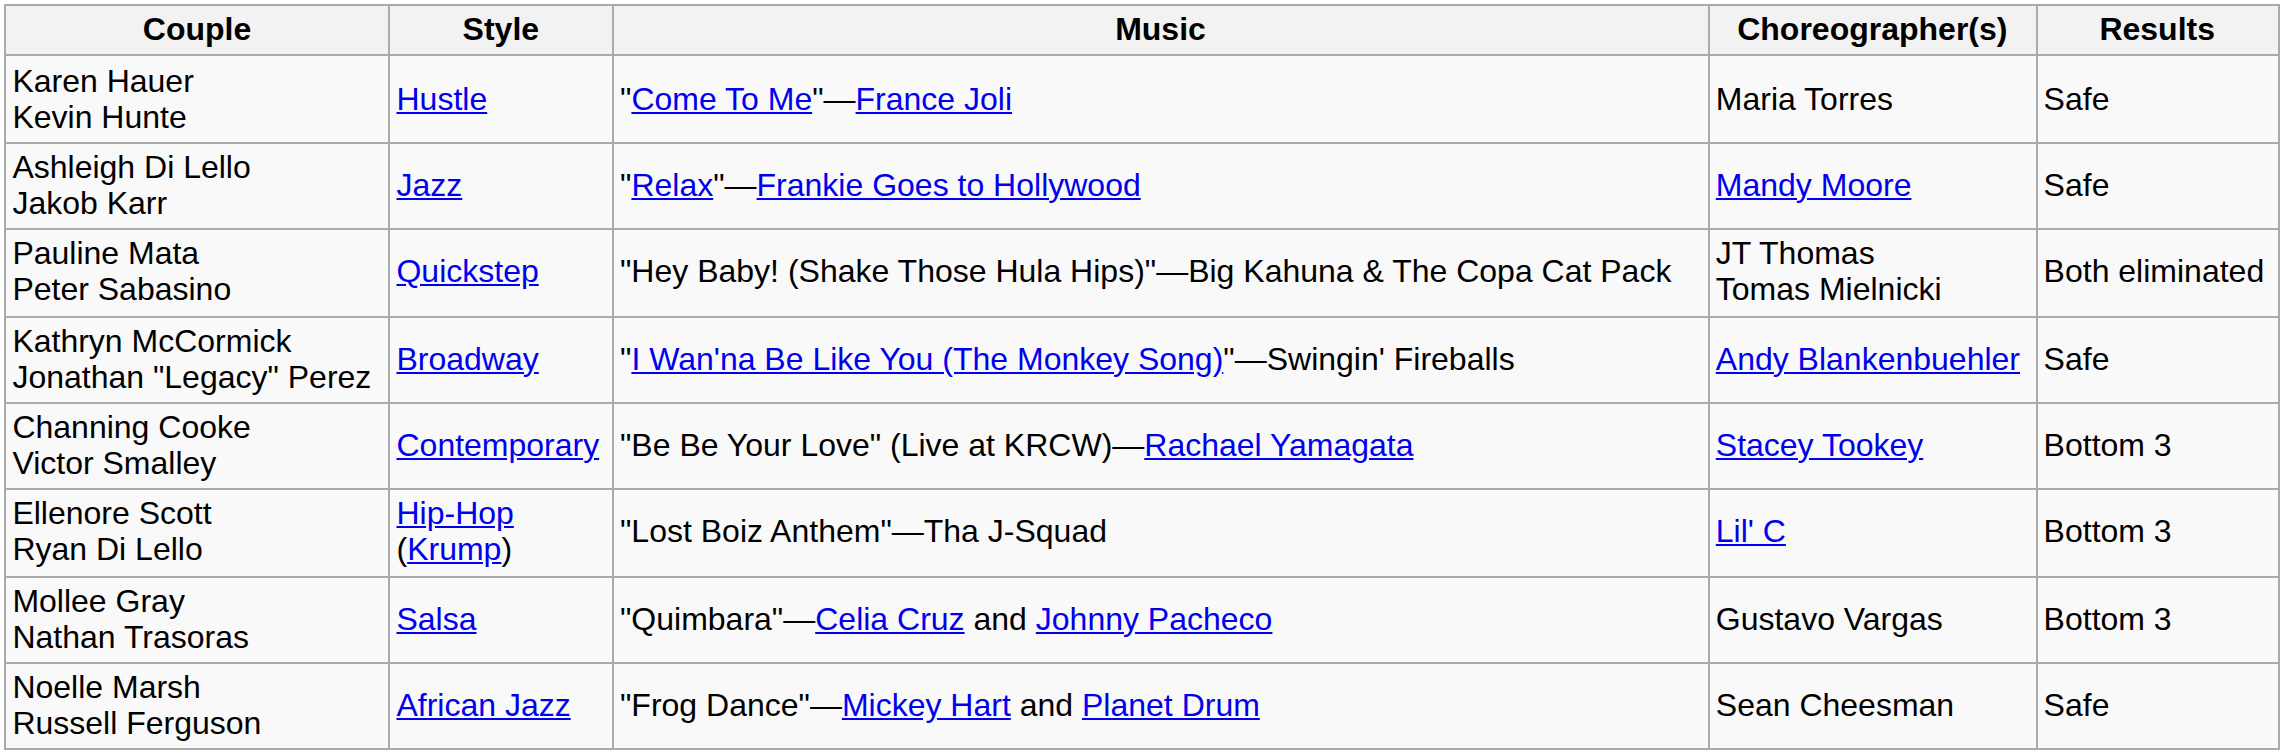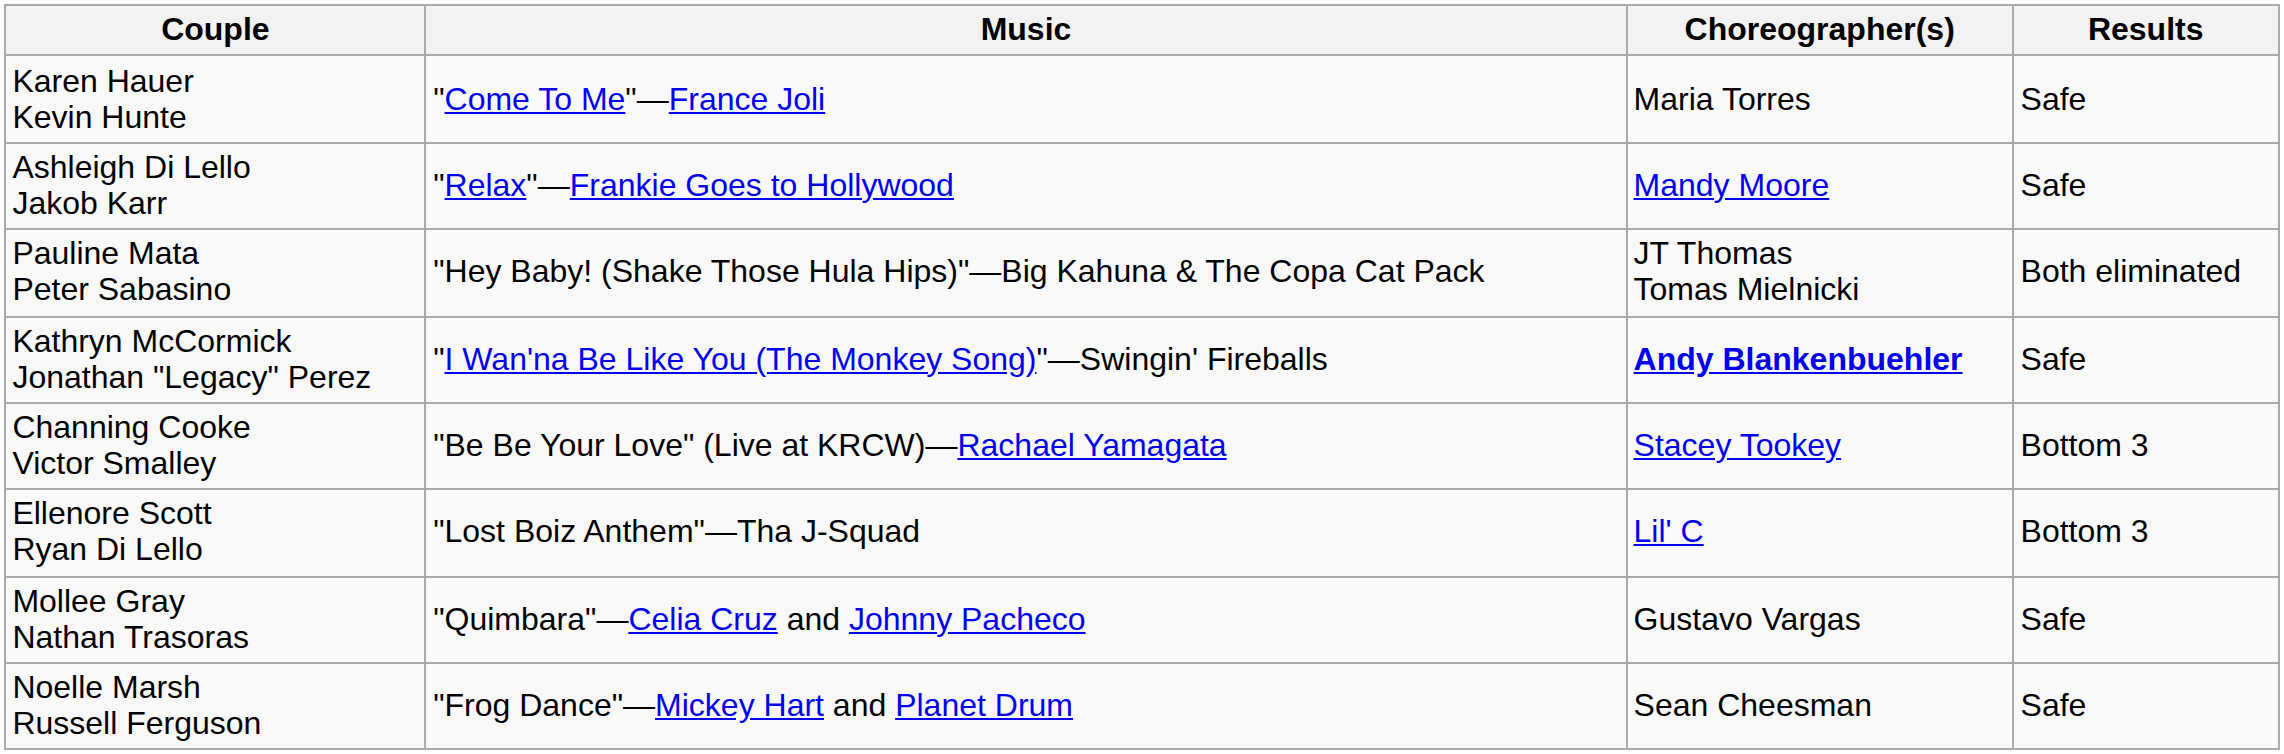- column: (501, 29)
(1868, 358) normal -> (1798, 358) bold
(2108, 619) Bottom 3 -> (2053, 619) Safe
